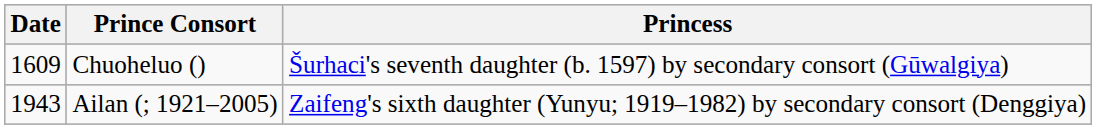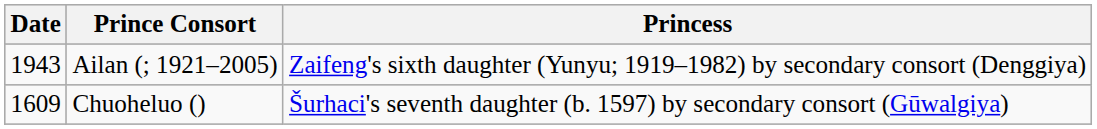rows swapped: (139, 64) <-> (175, 104)
